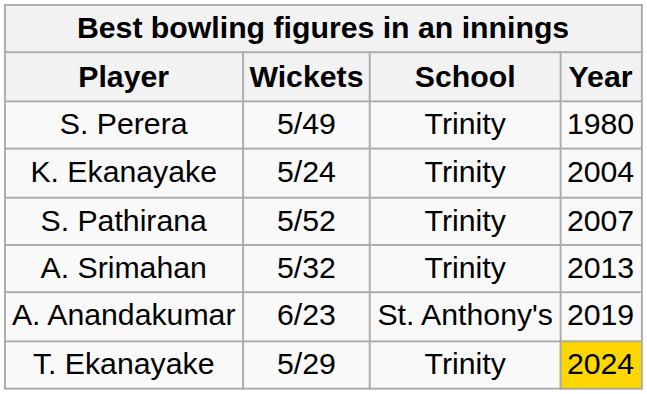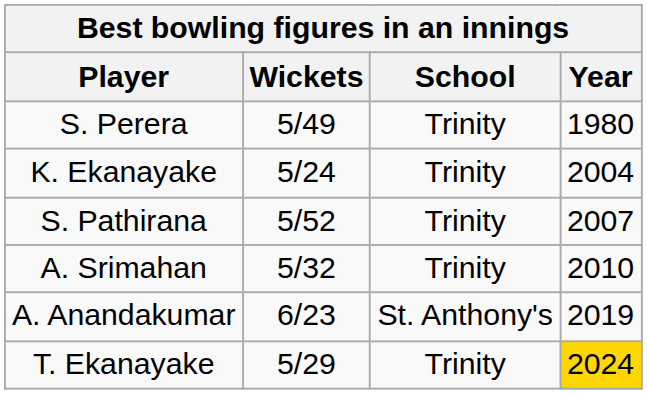(601, 268) 2013 -> (601, 268) 2010
